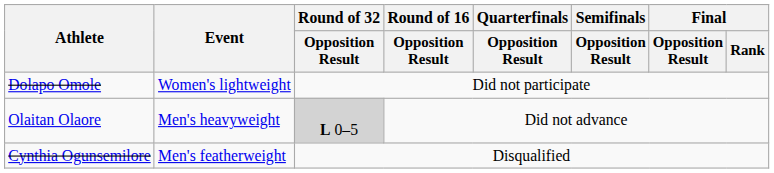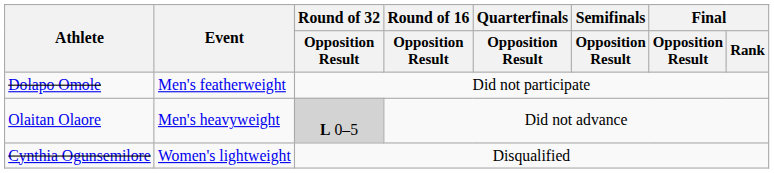(224, 85) Women's lightweight -> (222, 85) Men's featherweight
(222, 155) Men's featherweight -> (224, 155) Women's lightweight
